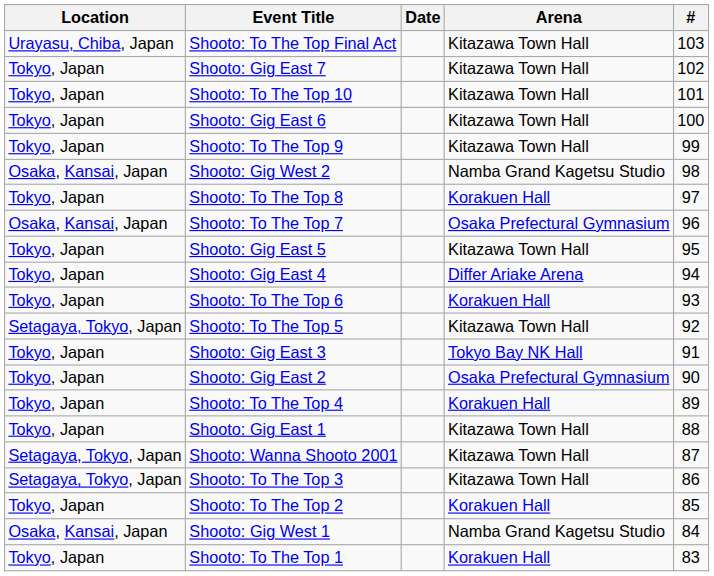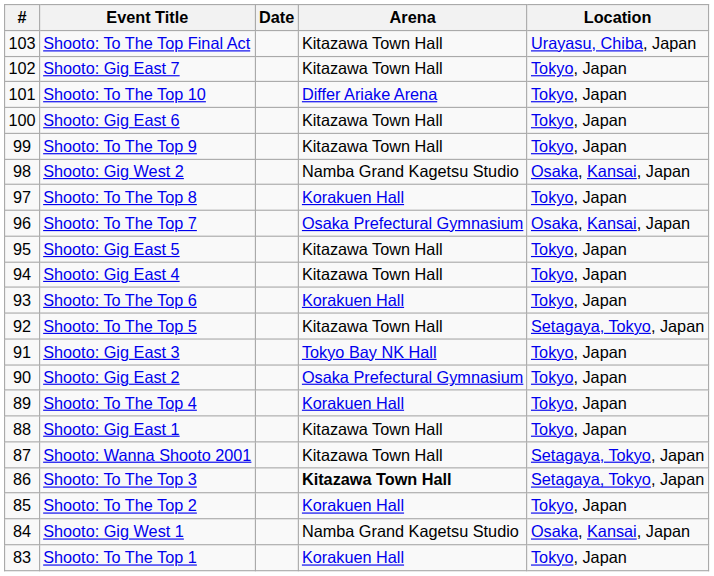columns swapped: (691, 18) <-> (95, 18)
(518, 95) Kitazawa Town Hall -> (370, 95) Differ Ariake Arena
(516, 275) Differ Ariake Arena -> (372, 275) Kitazawa Town Hall
(518, 481) normal -> (377, 481) bold
